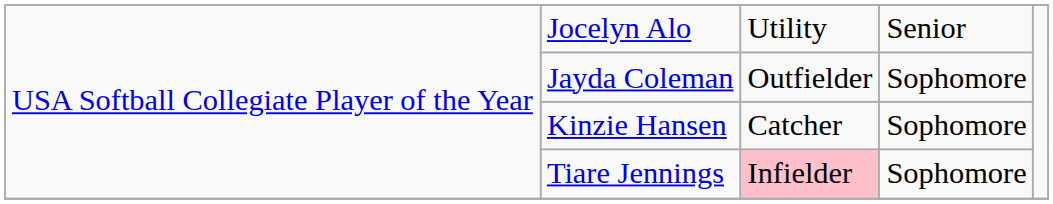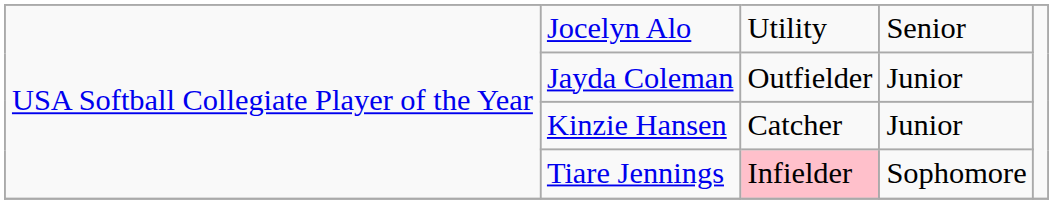(957, 76) Sophomore -> (924, 76) Junior
(957, 125) Sophomore -> (924, 125) Junior
